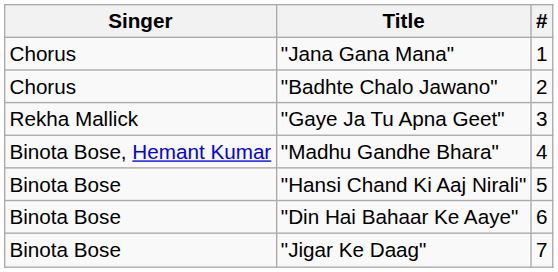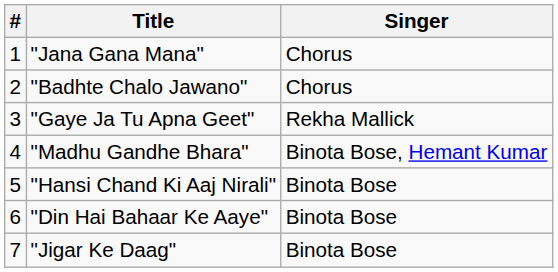columns swapped: (542, 21) <-> (140, 21)
